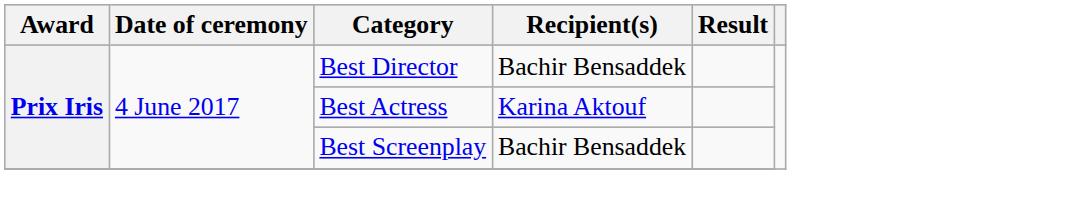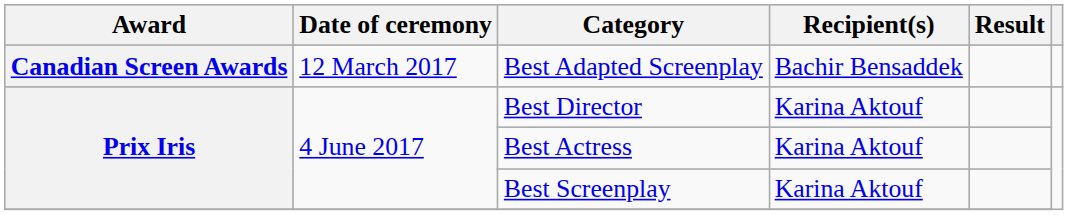+ row: (633, 65)
(592, 65) Bachir Bensaddek -> (849, 106) Karina Aktouf
(592, 147) Bachir Bensaddek -> (849, 188) Karina Aktouf
